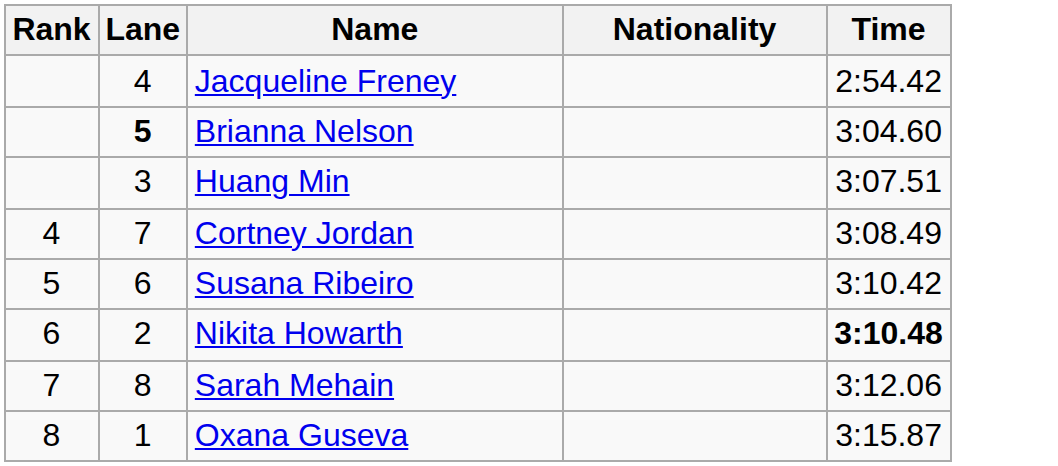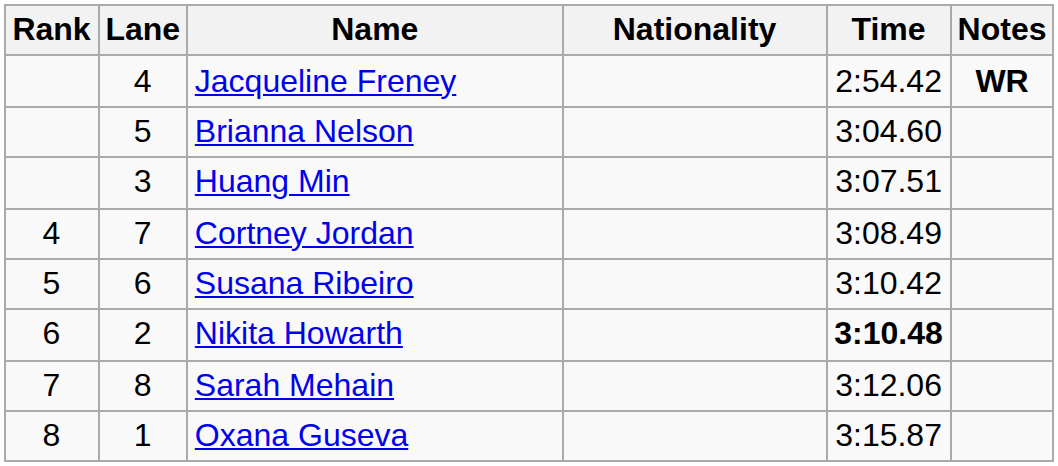+ column: (1002, 29)
(143, 131) bold -> (143, 131) normal
